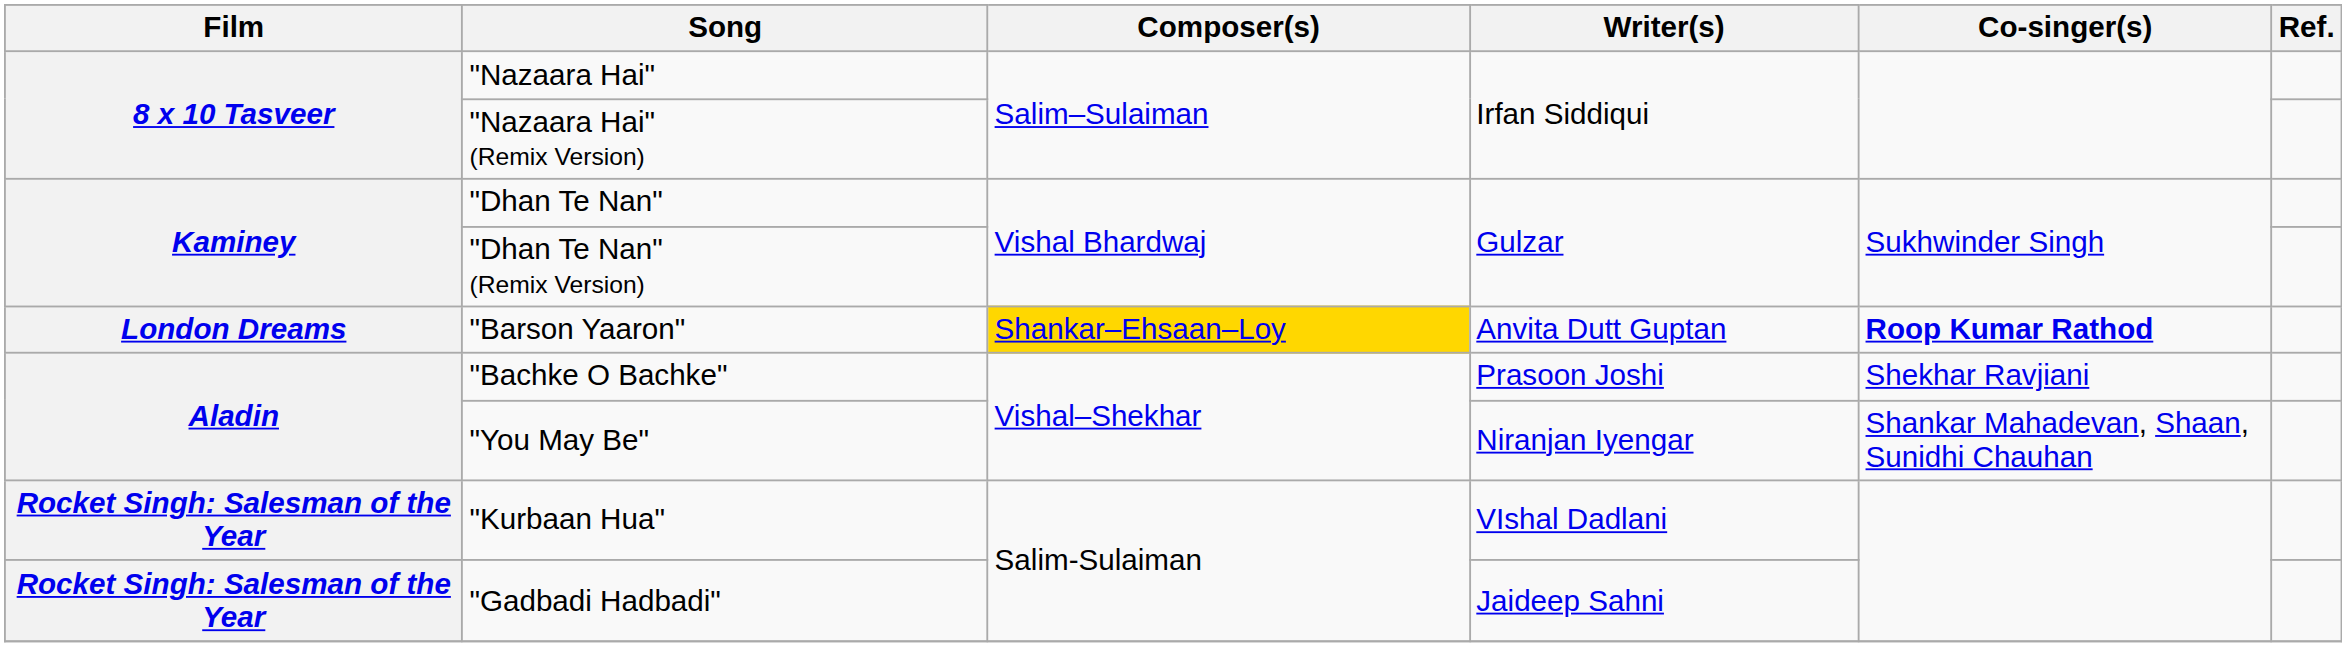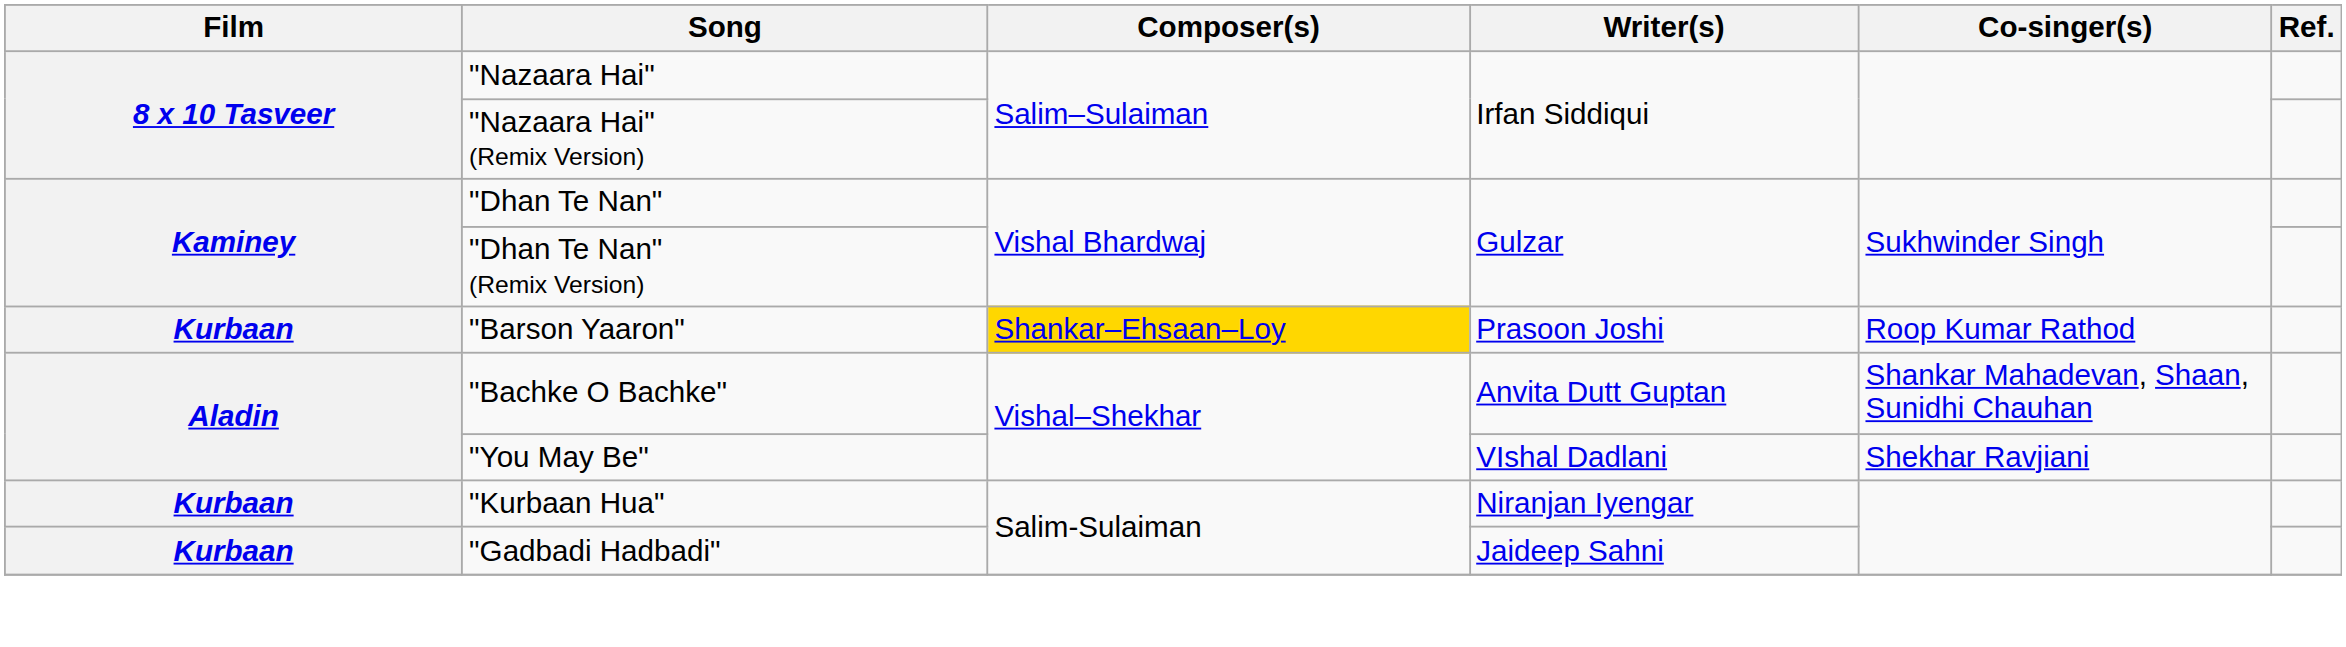(234, 329) London Dreams -> (234, 329) Kurbaan
(1601, 329) Anvita Dutt Guptan -> (1570, 329) Prasoon Joshi
(2009, 329) bold -> (2000, 329) normal
(1570, 376) Prasoon Joshi -> (1601, 392) Anvita Dutt Guptan
(1977, 376) Shekhar Ravjiani -> (2057, 392) Shankar Mahadevan, Shaan, Sunidhi Chauhan
(1585, 439) Niranjan Iyengar -> (1572, 456) VIshal Dadlani
(2057, 439) Shankar Mahadevan, Shaan, Sunidhi Chauhan -> (1977, 456) Shekhar Ravjiani
(234, 520) Rocket Singh: Salesman of the Year -> (234, 503) Kurbaan
(1572, 520) VIshal Dadlani -> (1585, 503) Niranjan Iyengar
(234, 600) Rocket Singh: Salesman of the Year -> (234, 550) Kurbaan
